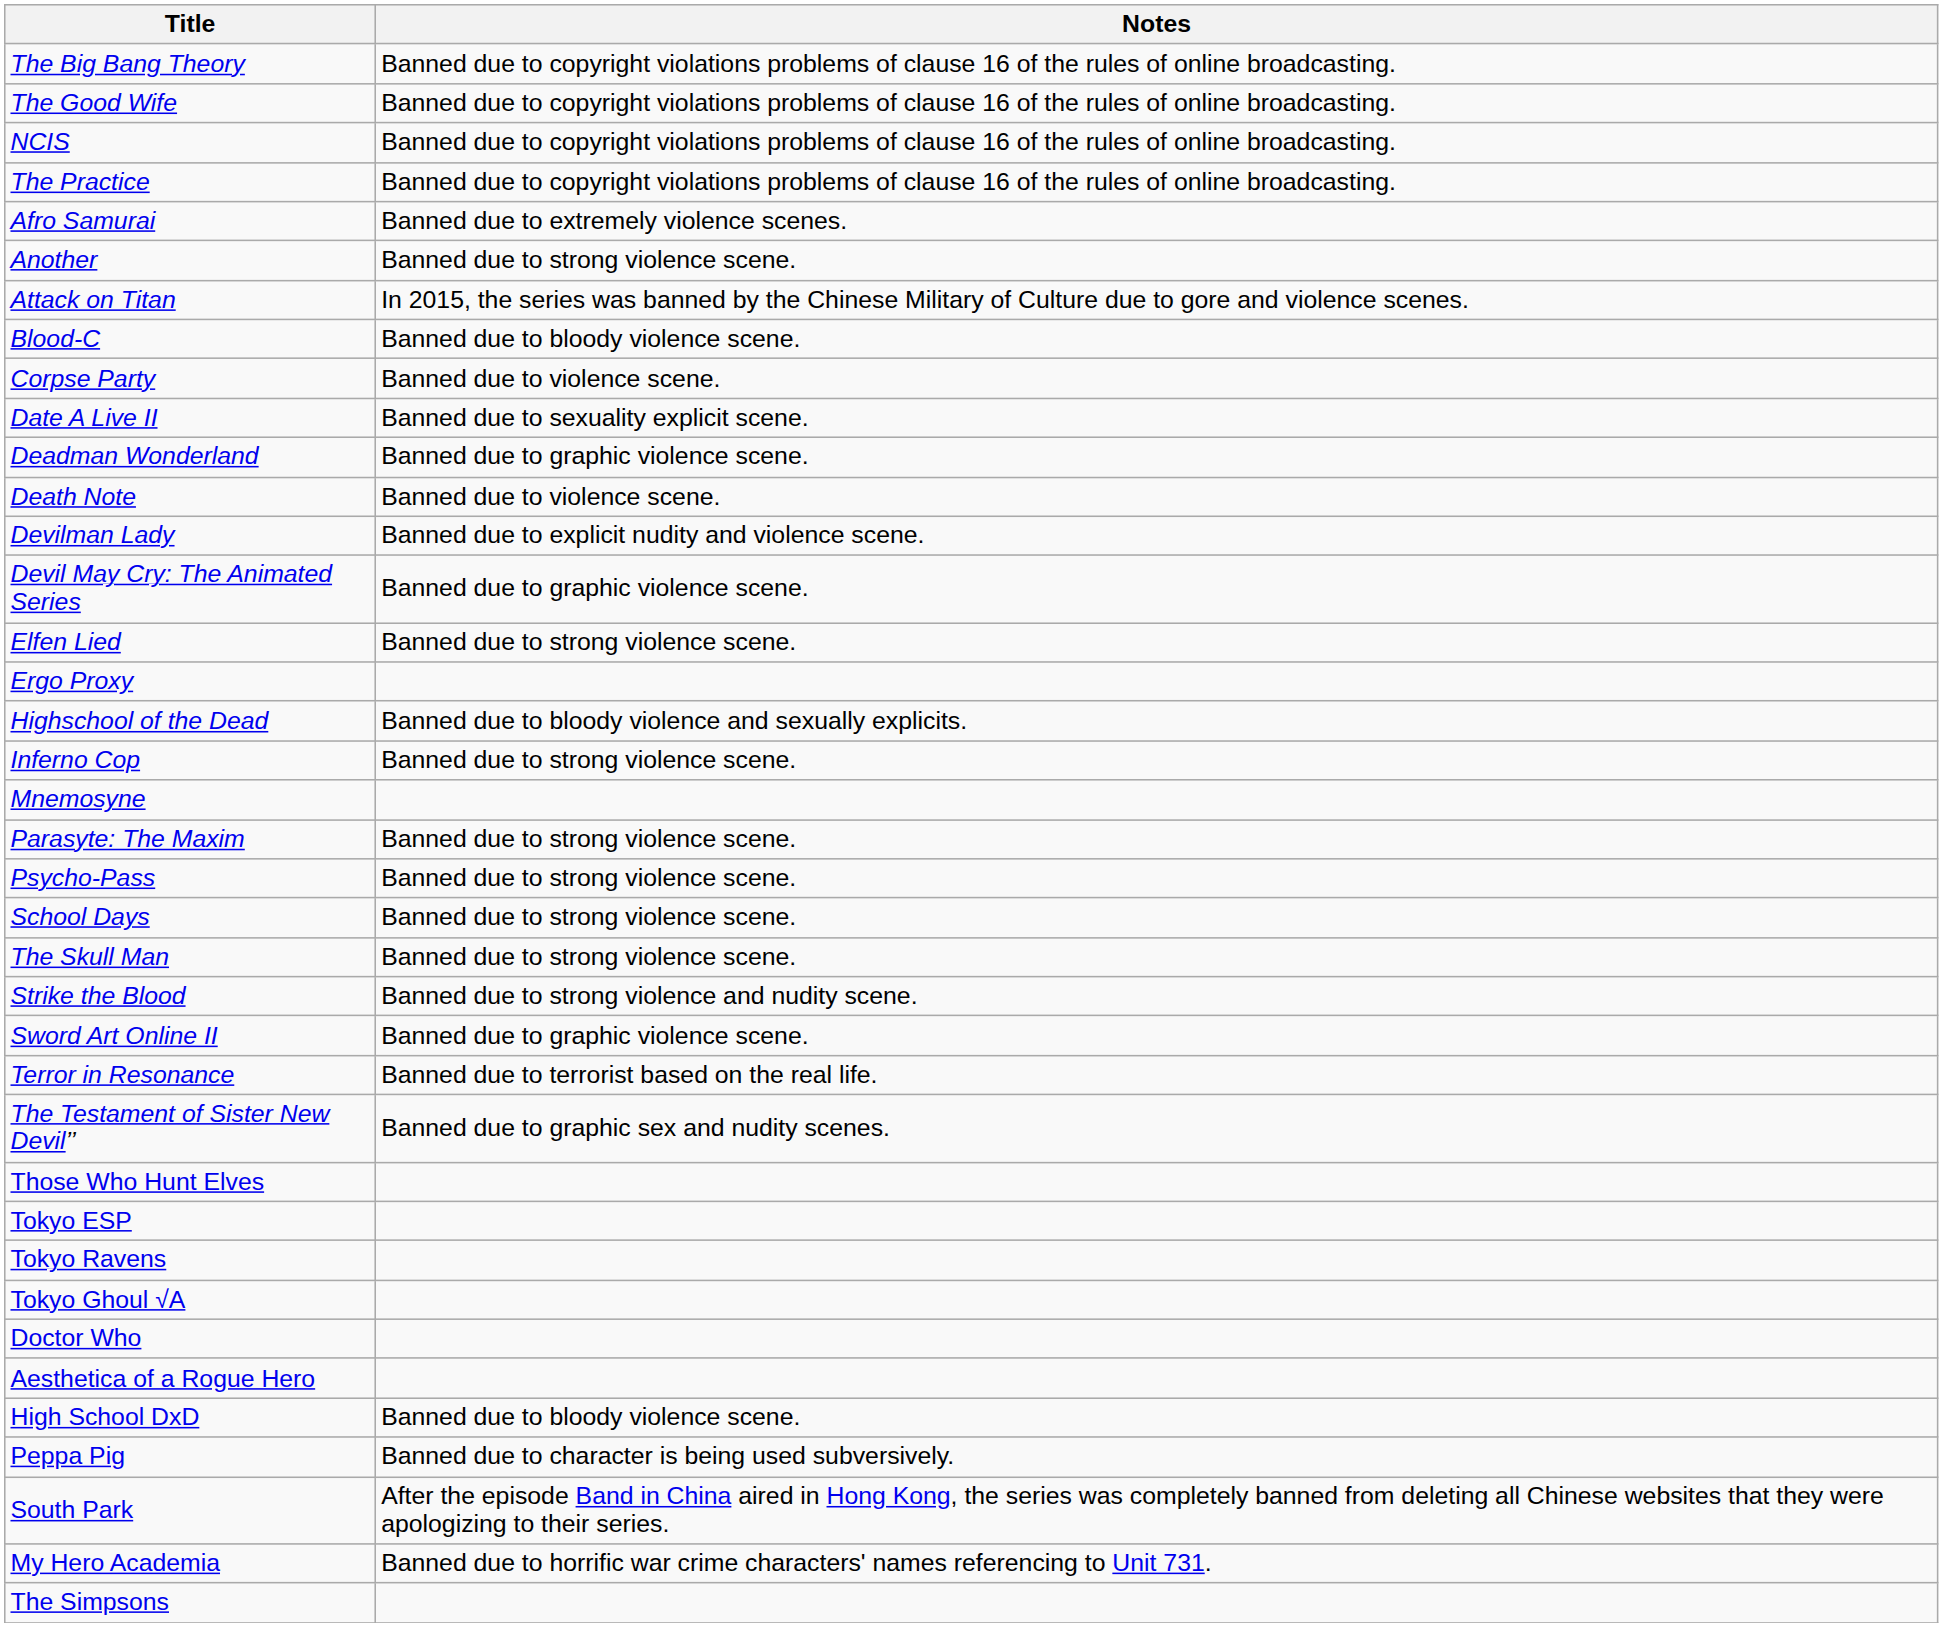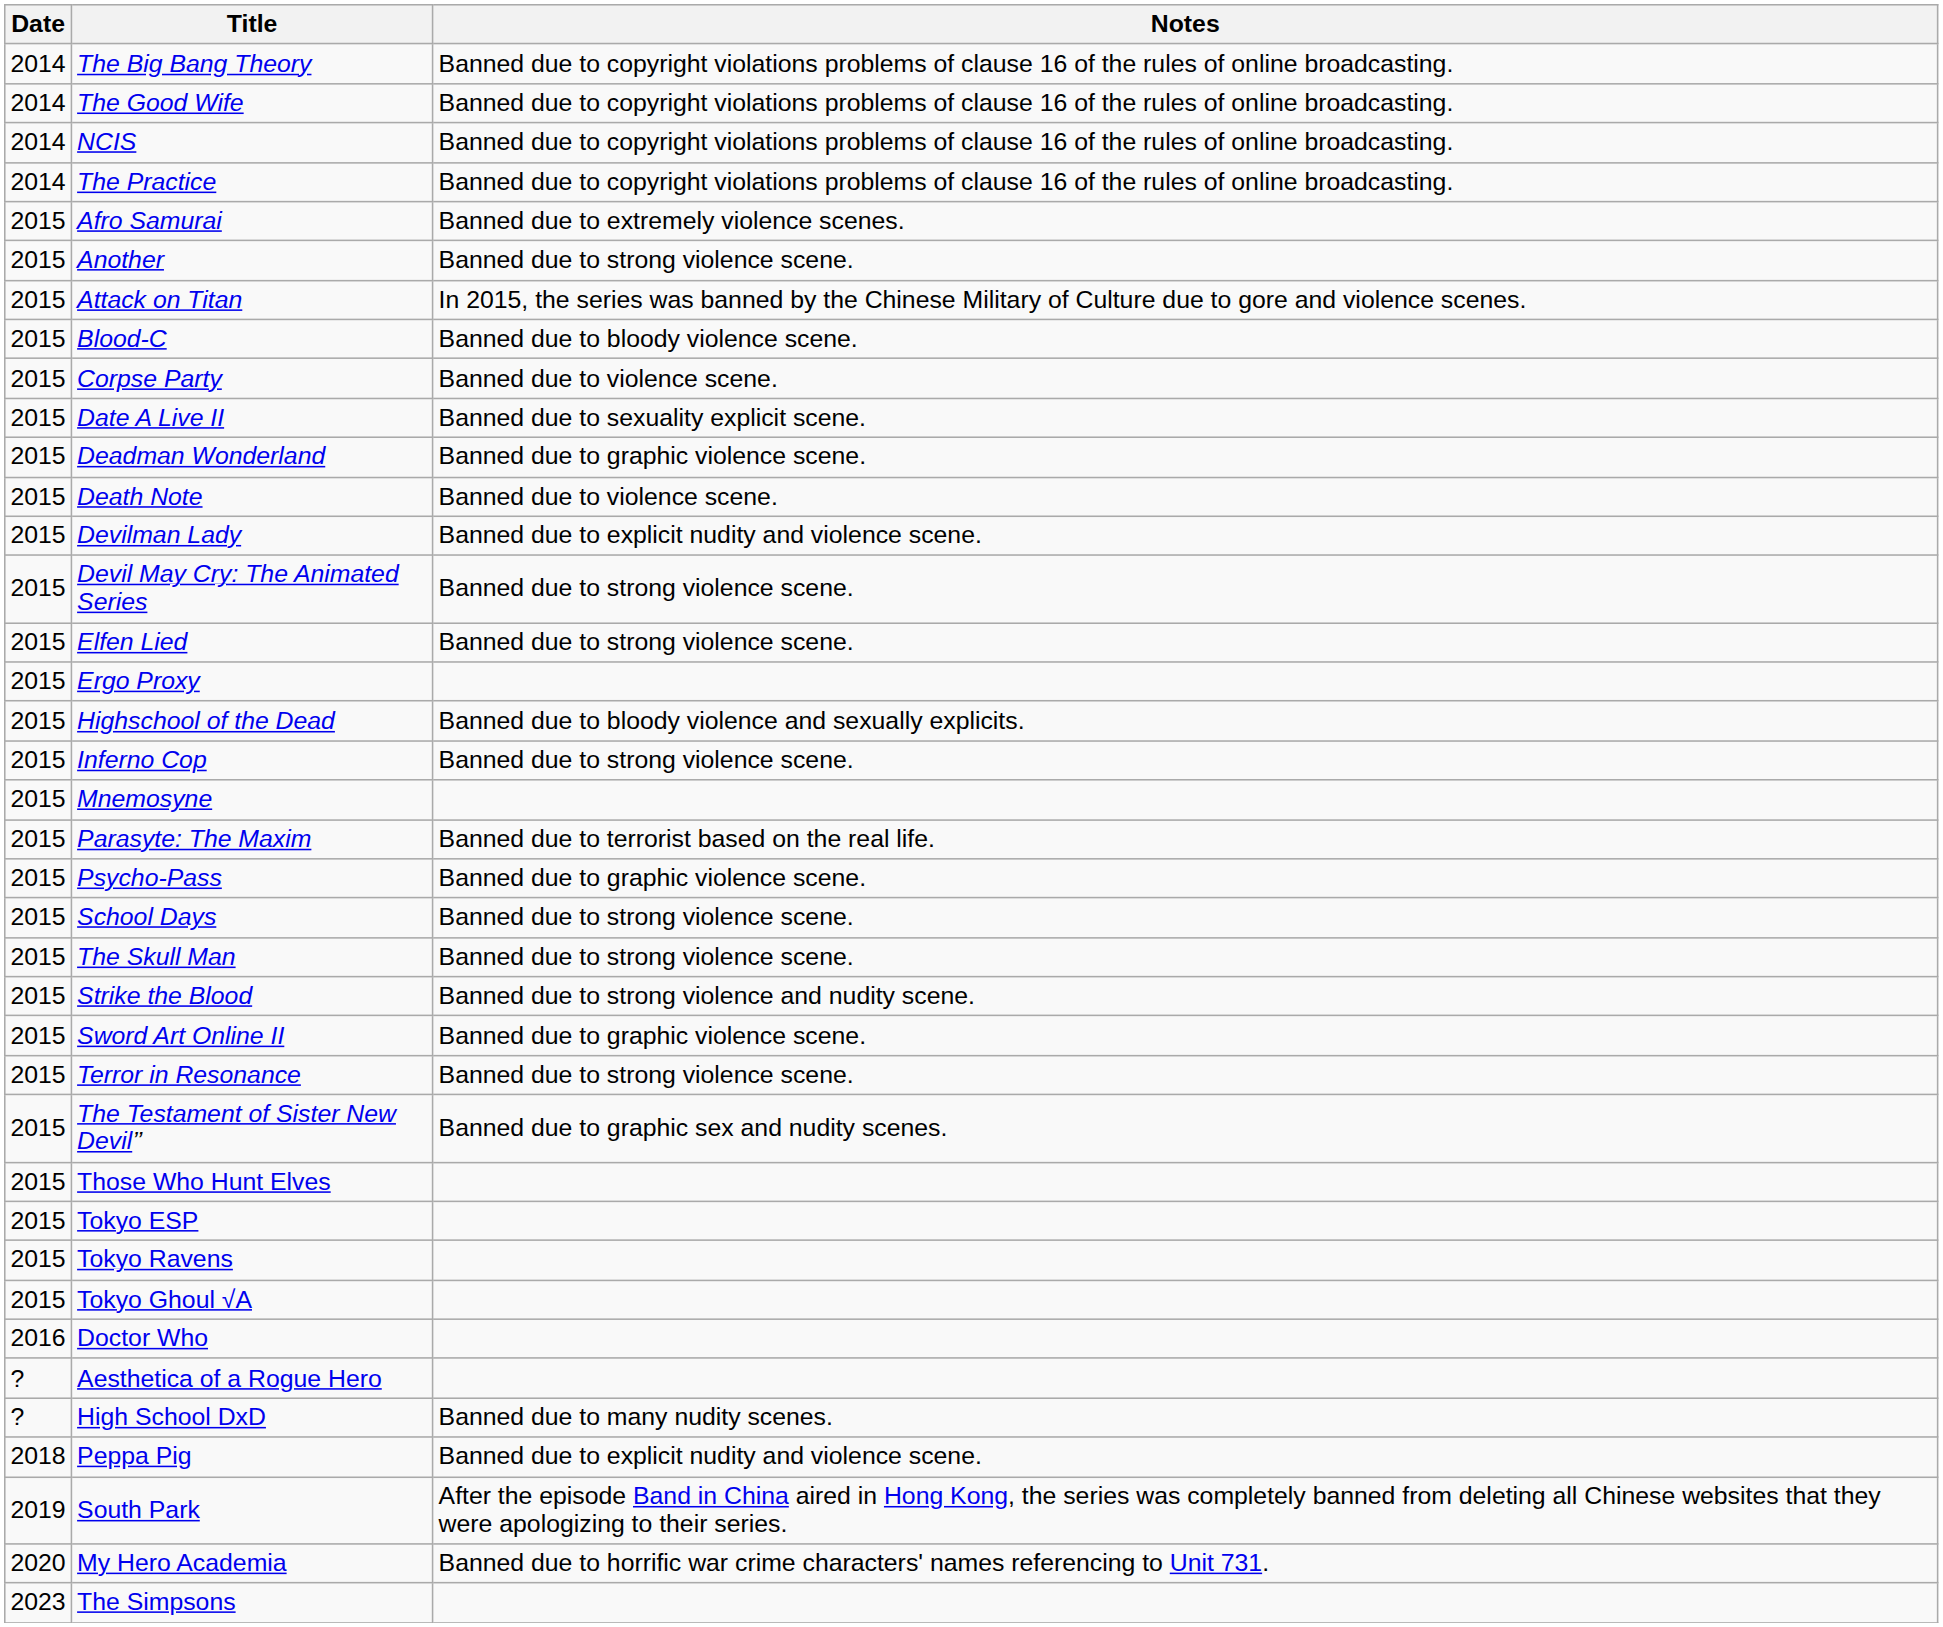+ column: (38, 24)
(595, 588) Banned due to graphic violence scene. -> (646, 588) Banned due to strong violence scene.
(589, 838) Banned due to strong violence scene. -> (687, 838) Banned due to terrorist based on the real life.
(589, 878) Banned due to strong violence scene. -> (652, 878) Banned due to graphic violence scene.
(629, 1074) Banned due to terrorist based on the real life. -> (646, 1074) Banned due to strong violence scene.
(591, 1417) Banned due to bloody violence scene. -> (636, 1417) Banned due to many nudity scenes.
(668, 1456) Banned due to character is being used subversively. -> (710, 1456) Banned due to explicit nudity and violence scene.
